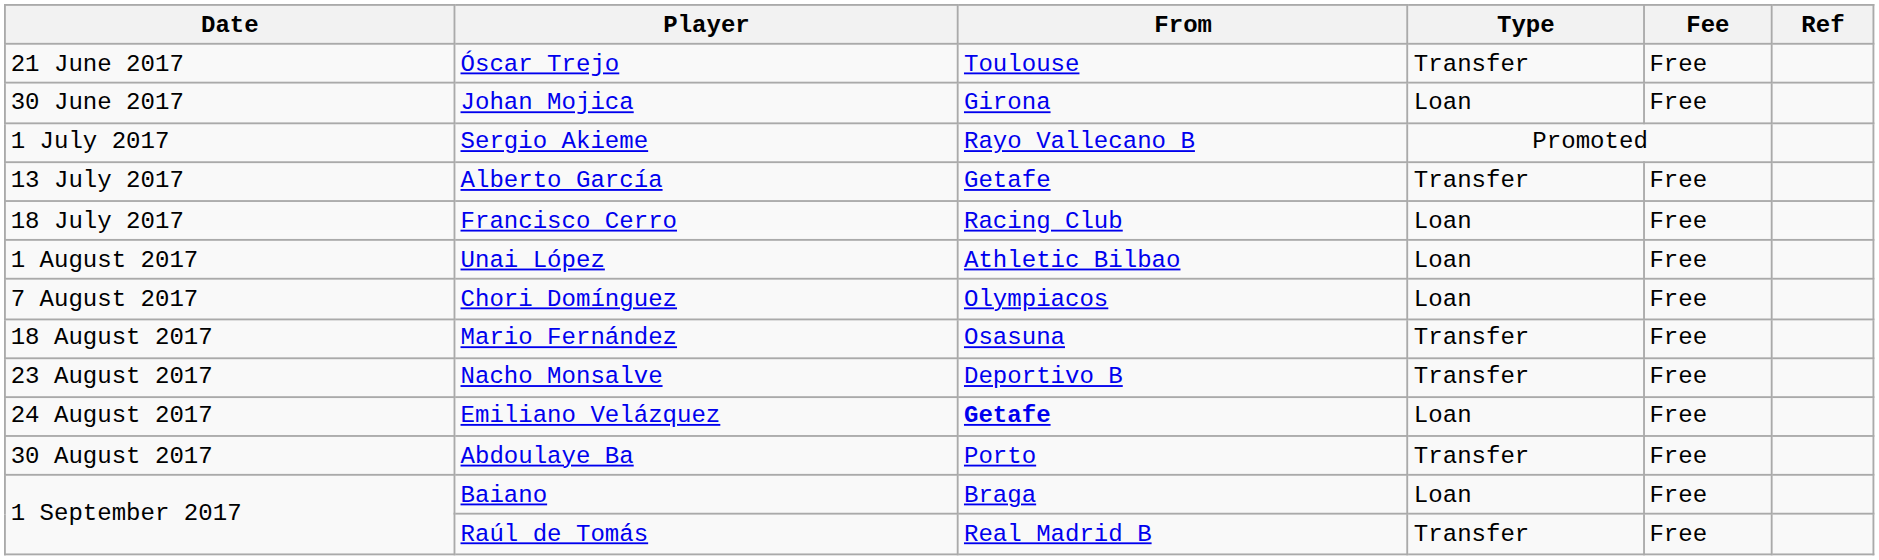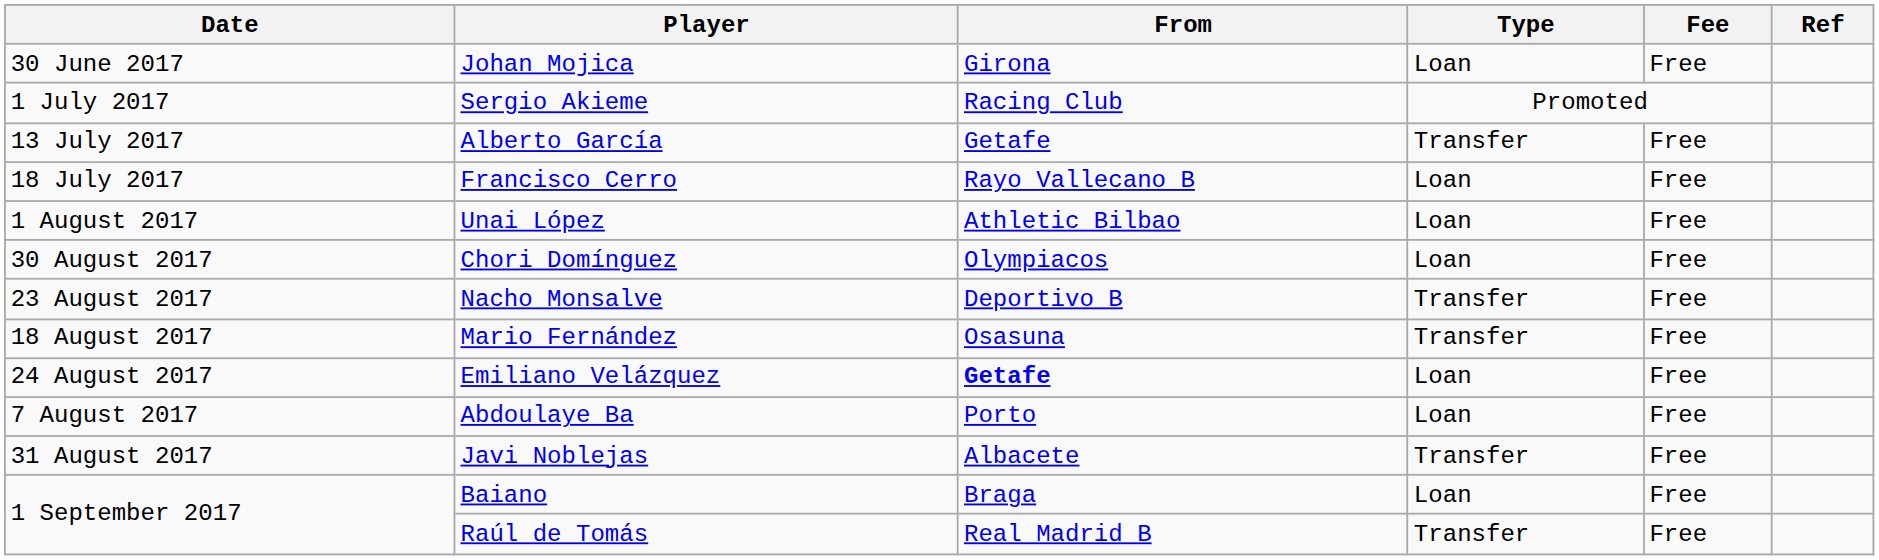- row: (540, 64)
(1079, 142) Rayo Vallecano B -> (1043, 103) Racing Club
(1043, 221) Racing Club -> (1079, 181) Rayo Vallecano B
(104, 299) 7 August 2017 -> (112, 260) 30 August 2017
rows swapped: (569, 338) <-> (562, 377)
(112, 456) 30 August 2017 -> (104, 416) 7 August 2017
(1472, 456) Transfer -> (1443, 416) Loan
+ row: (554, 456)
